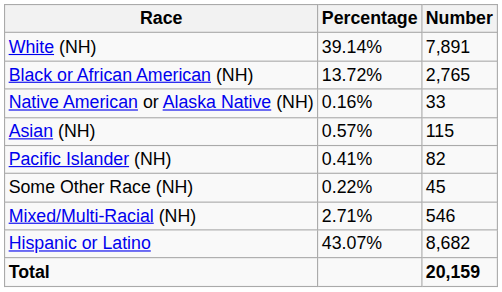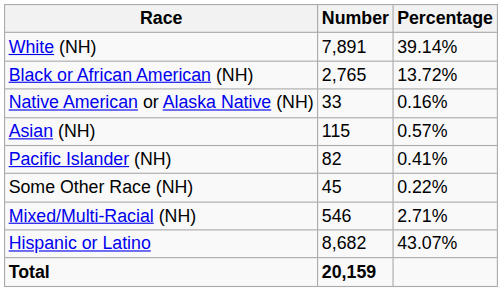columns swapped: (459, 18) <-> (370, 18)
